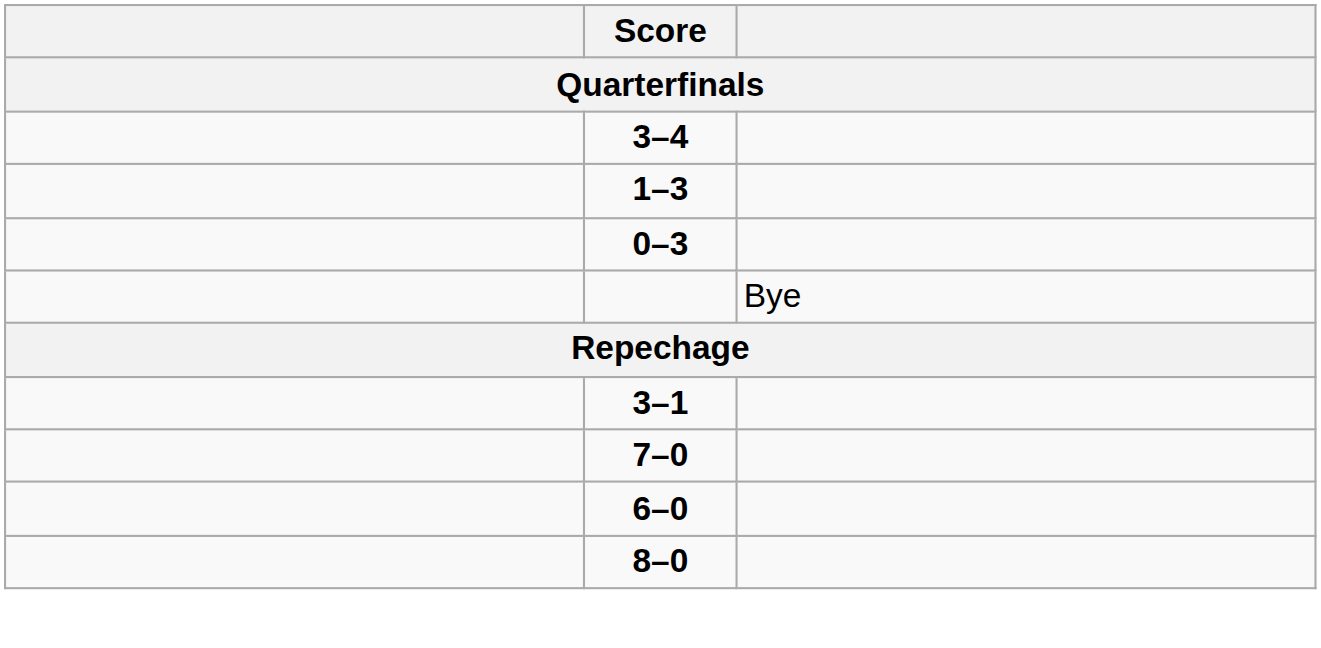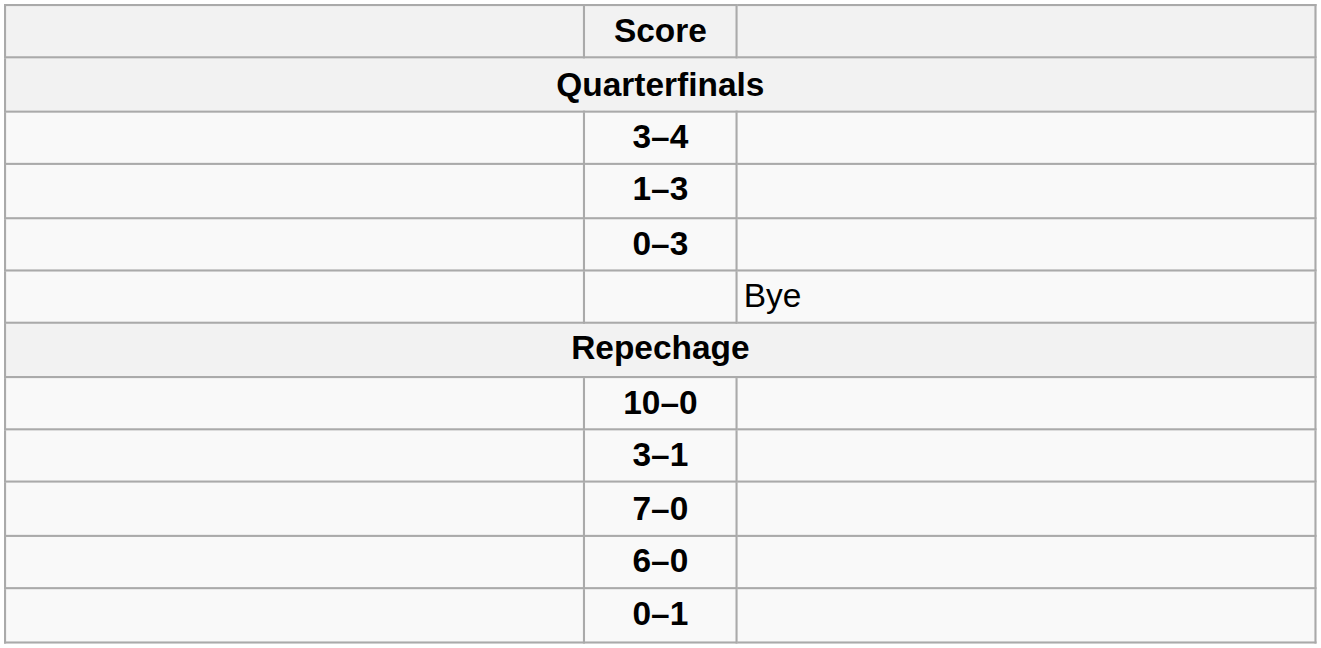+ row: (660, 402)
+ row: (660, 614)
- row: (660, 561)
